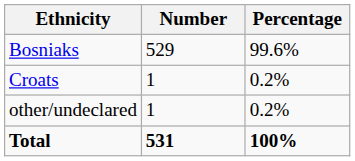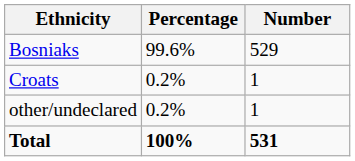columns swapped: (193, 19) <-> (297, 19)
